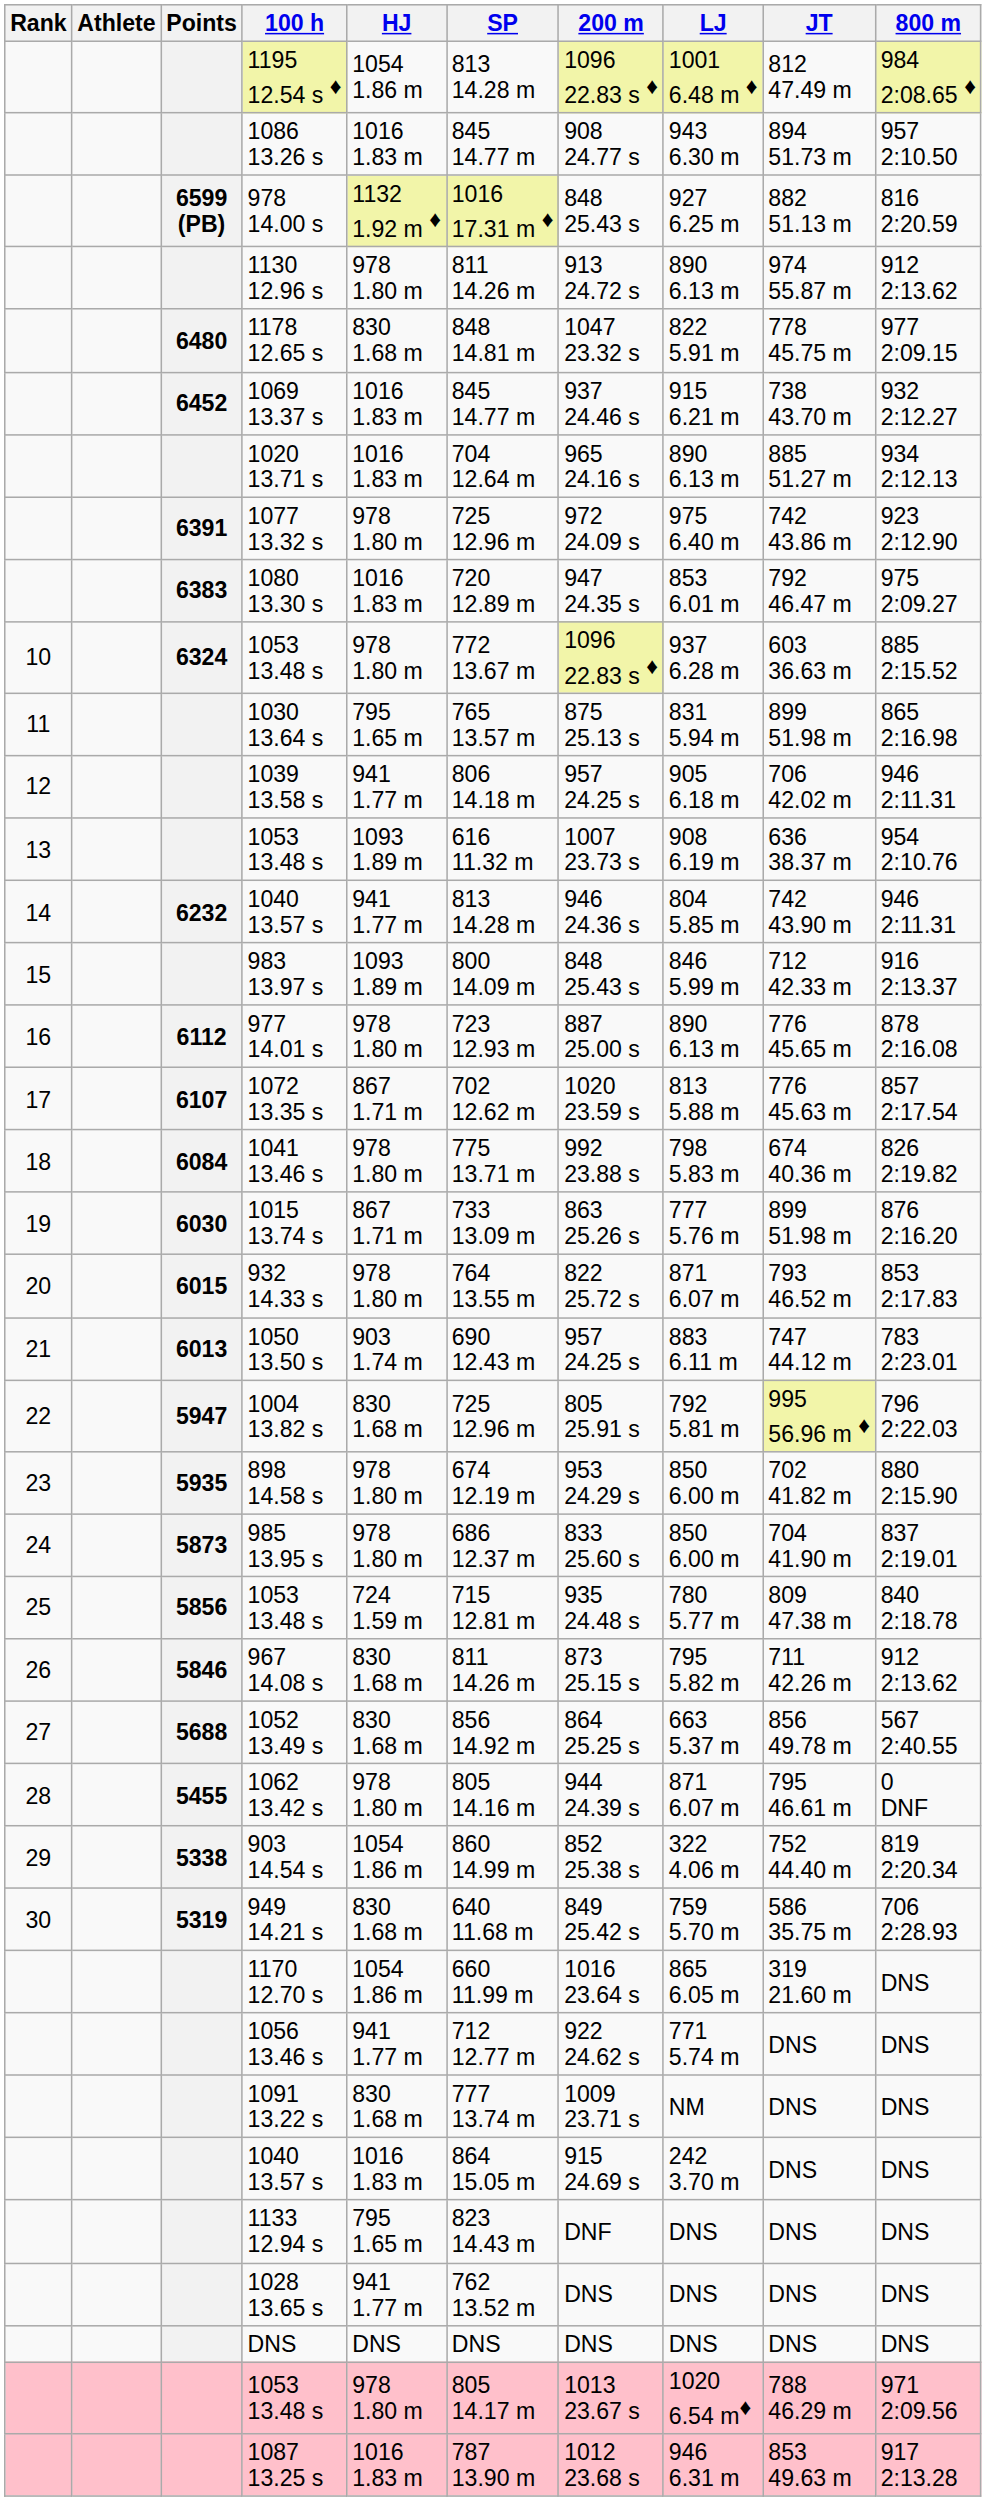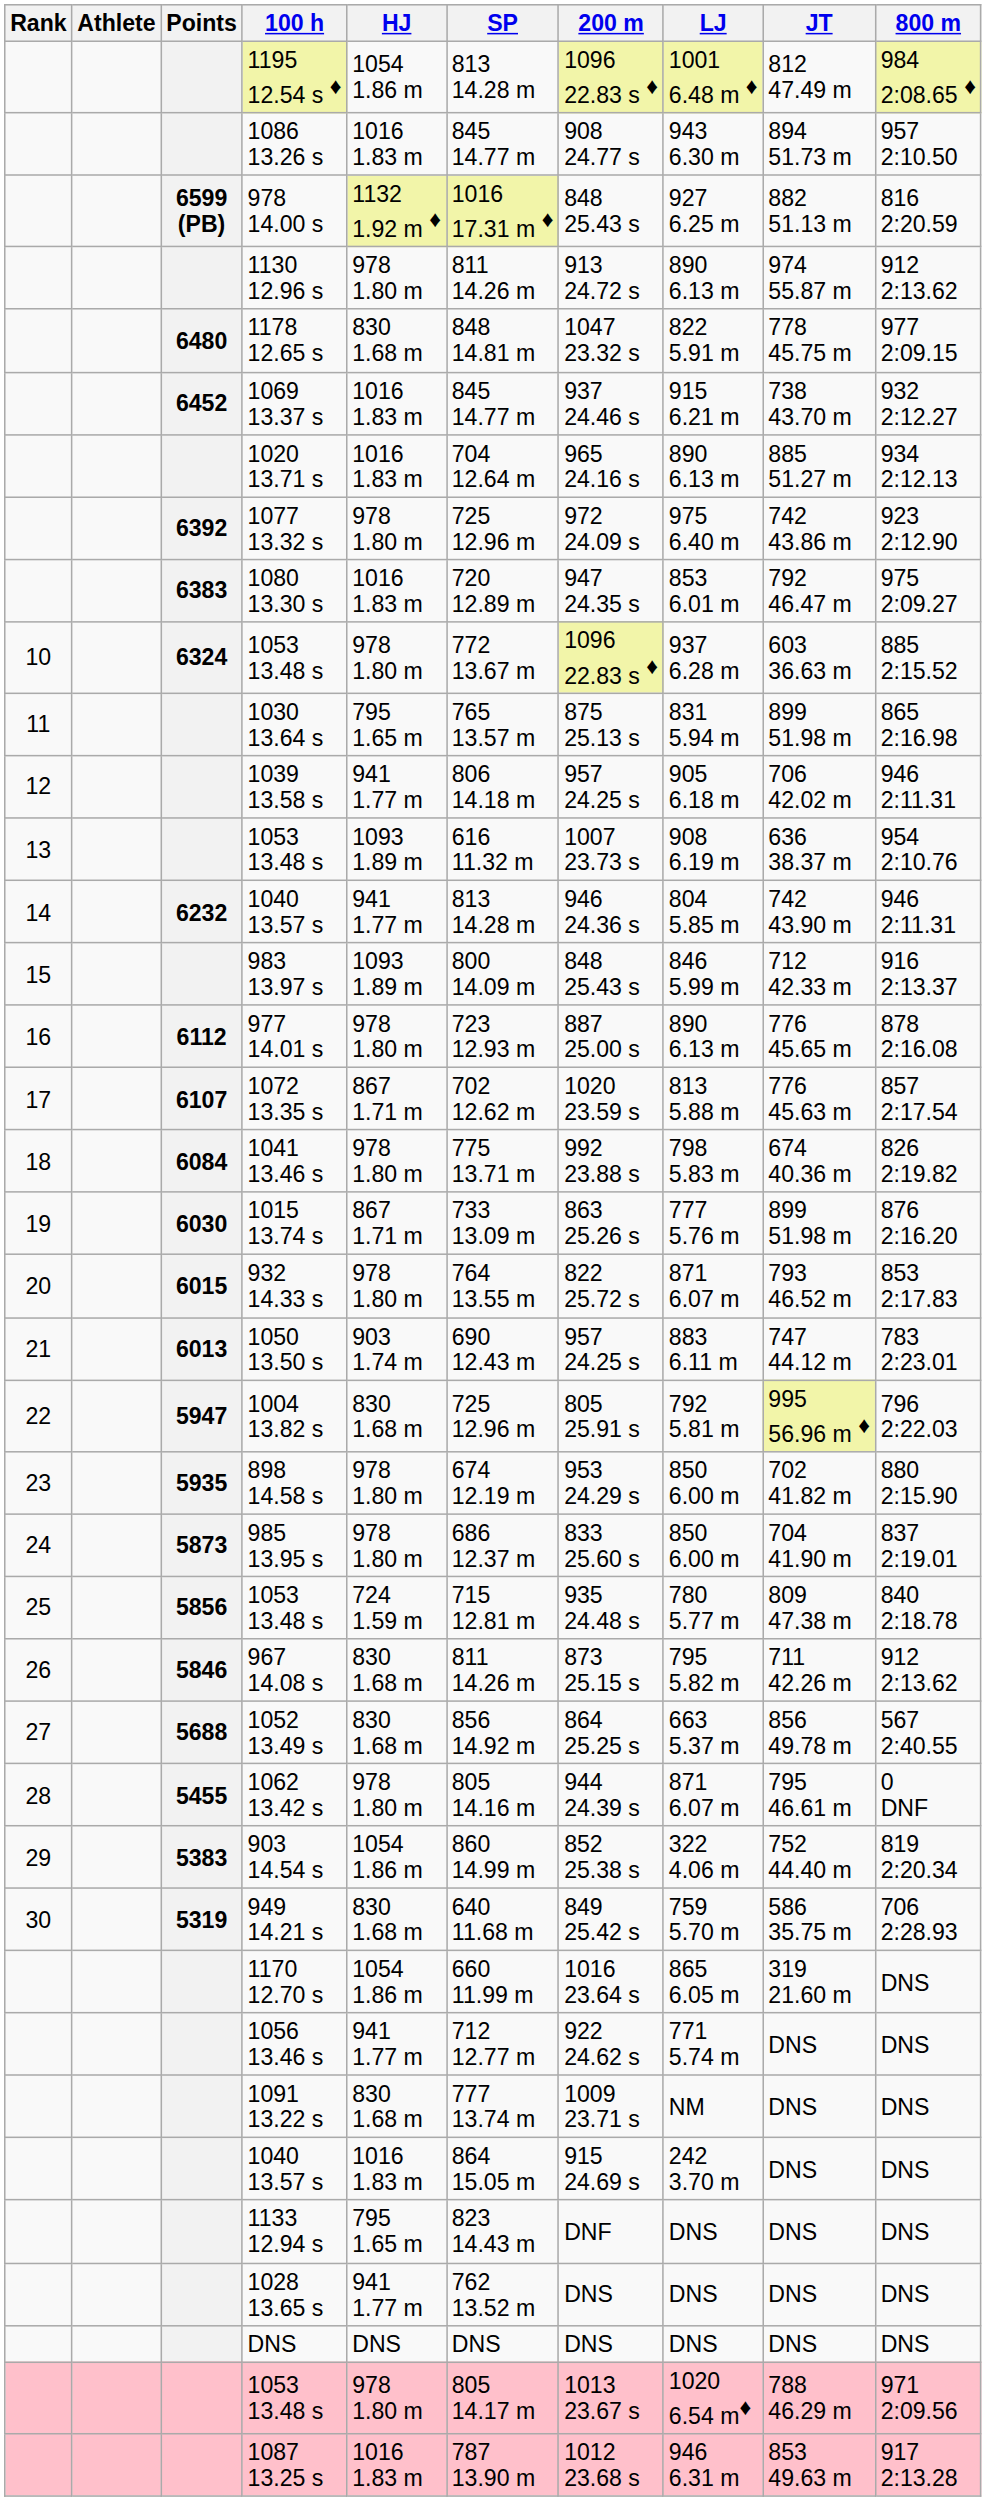(202, 528) 6391 -> (202, 528) 6392
(202, 1857) 5338 -> (202, 1857) 5383
